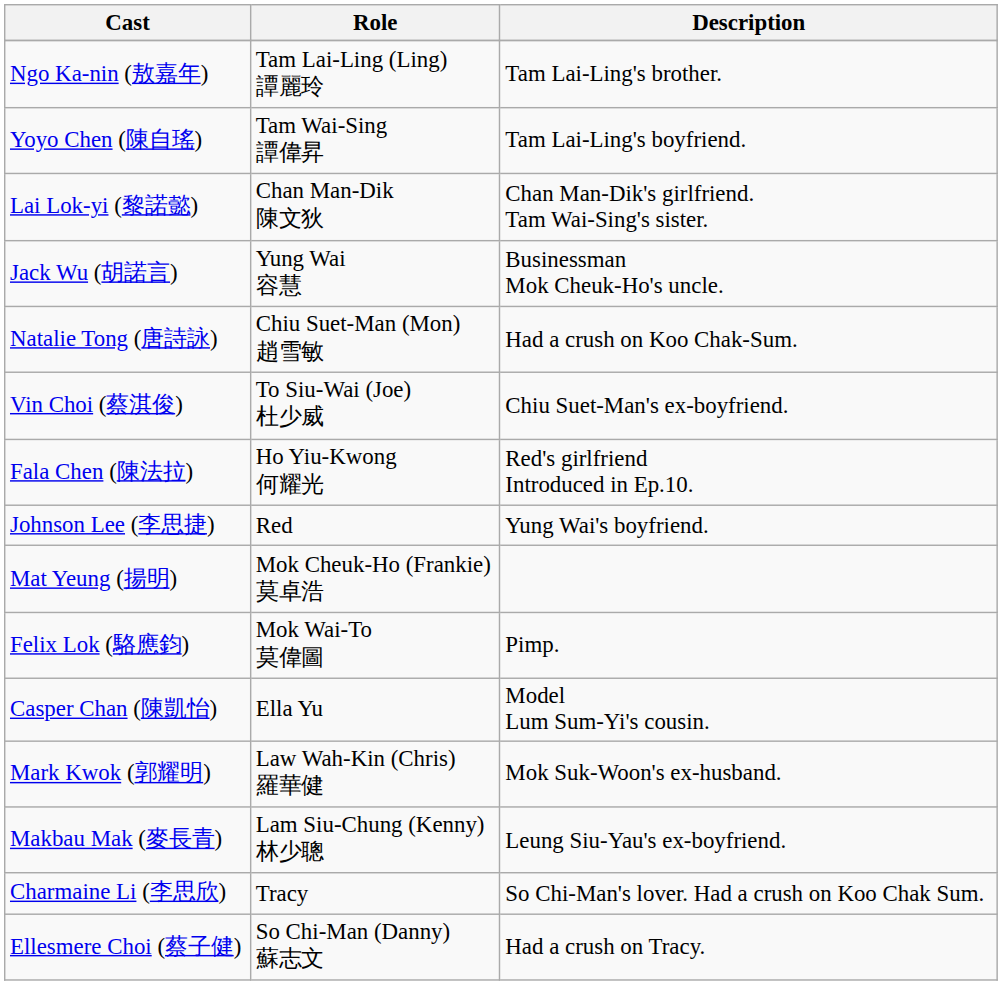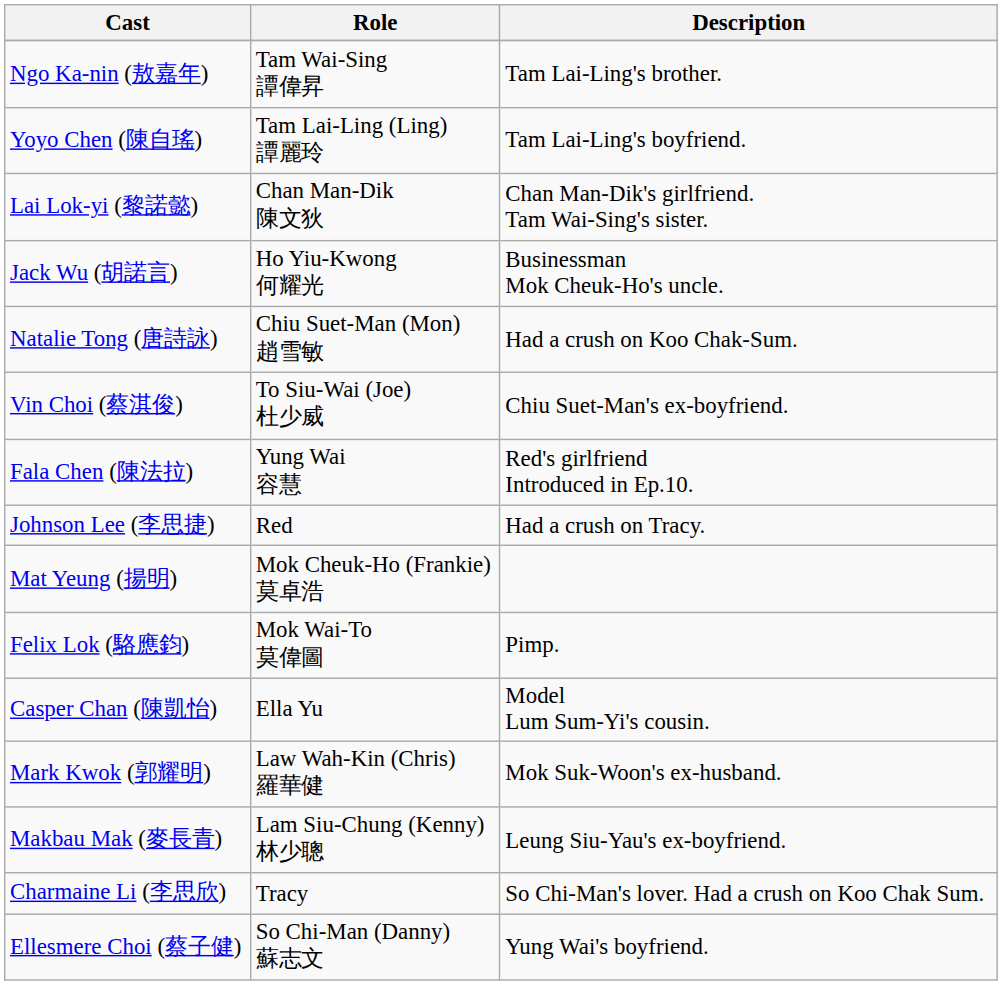(352, 72) Tam Lai-Ling (Ling) 譚麗玲 -> (321, 72) Tam Wai-Sing 譚偉昇
(321, 138) Tam Wai-Sing 譚偉昇 -> (352, 138) Tam Lai-Ling (Ling) 譚麗玲
(301, 271) Yung Wai 容慧 -> (326, 271) Ho Yiu-Kwong 何耀光
(326, 470) Ho Yiu-Kwong 何耀光 -> (301, 470) Yung Wai 容慧
(607, 525) Yung Wai's boyfriend. -> (605, 525) Had a crush on Tracy.
(605, 946) Had a crush on Tracy. -> (607, 946) Yung Wai's boyfriend.
